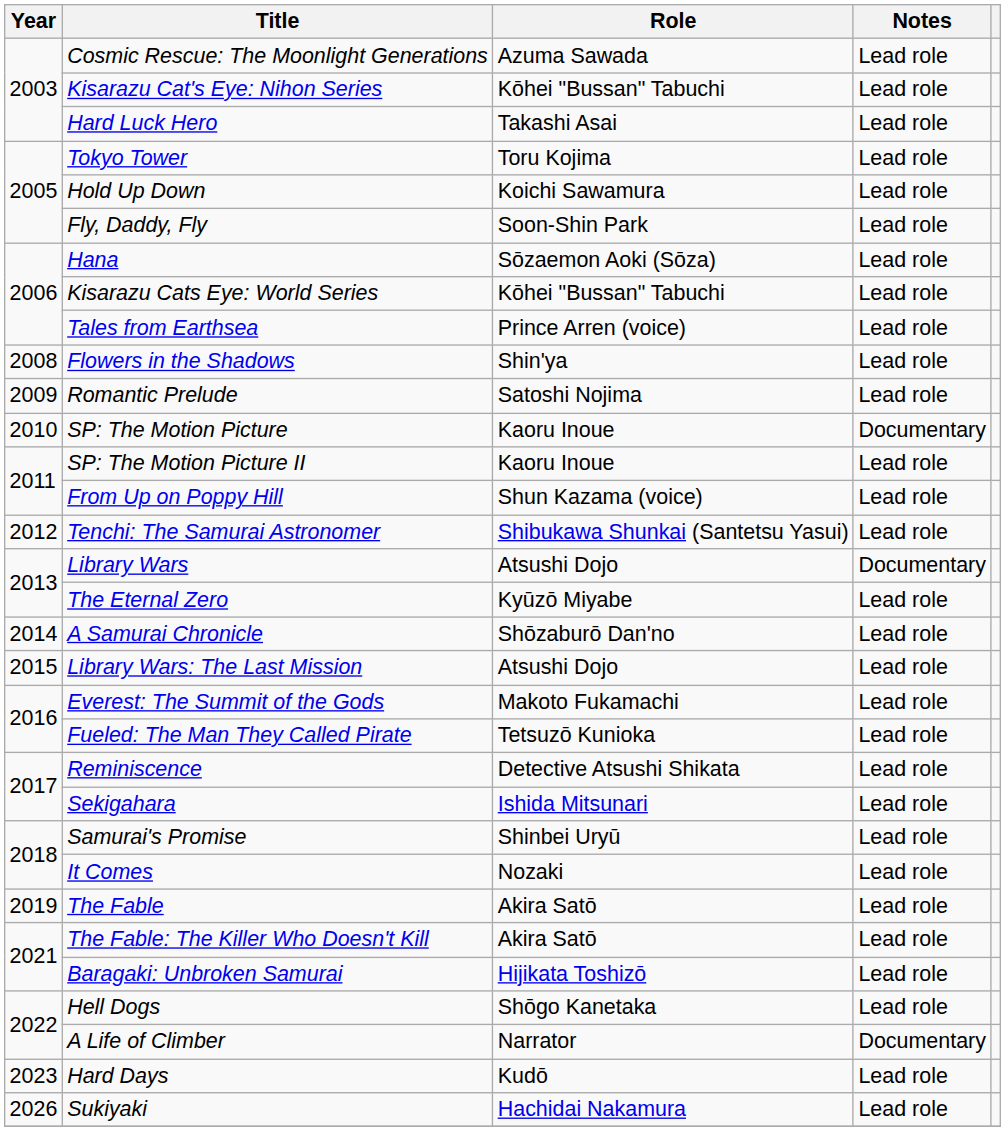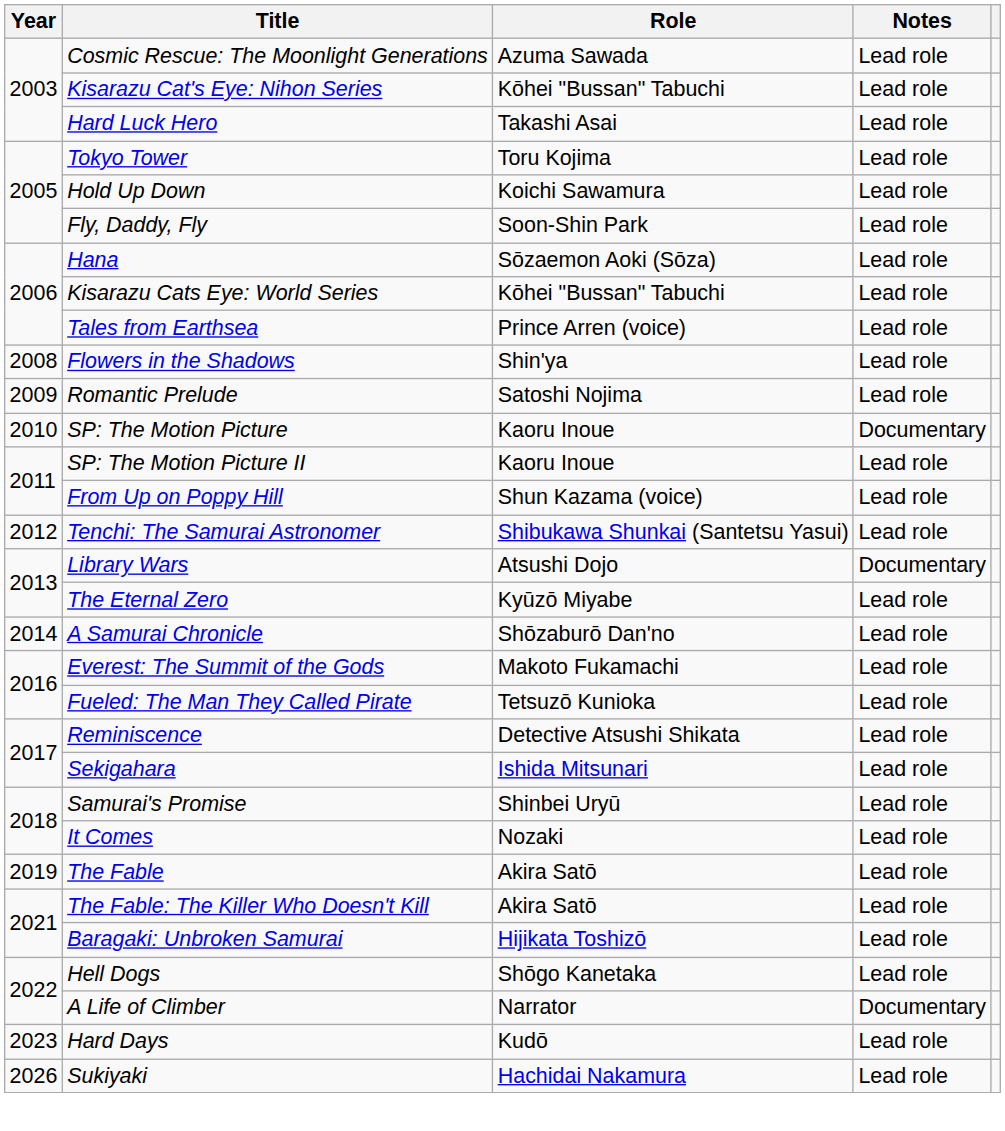- row: (215, 667)
